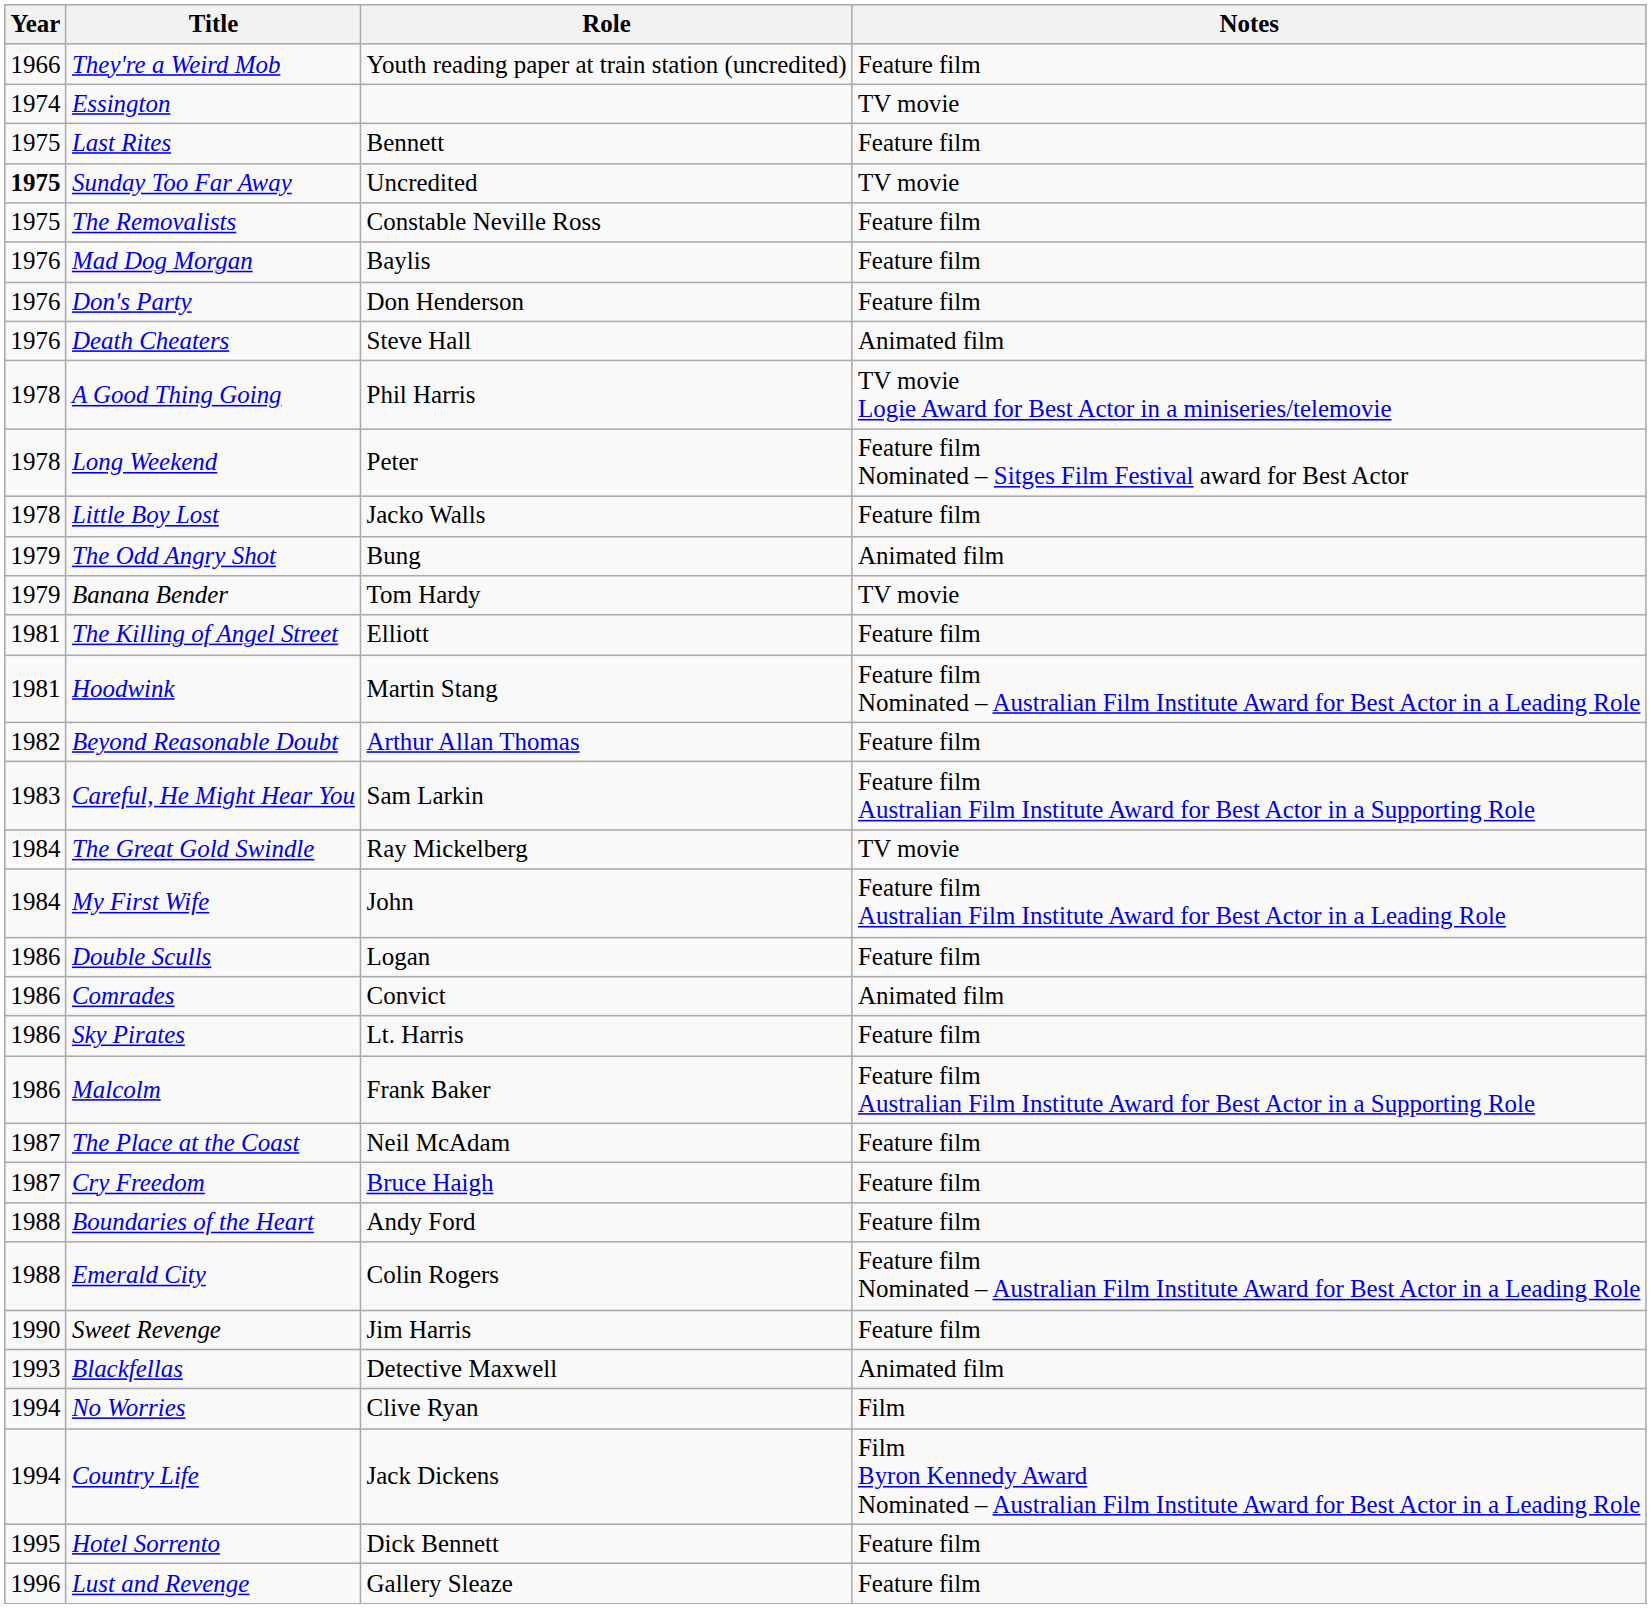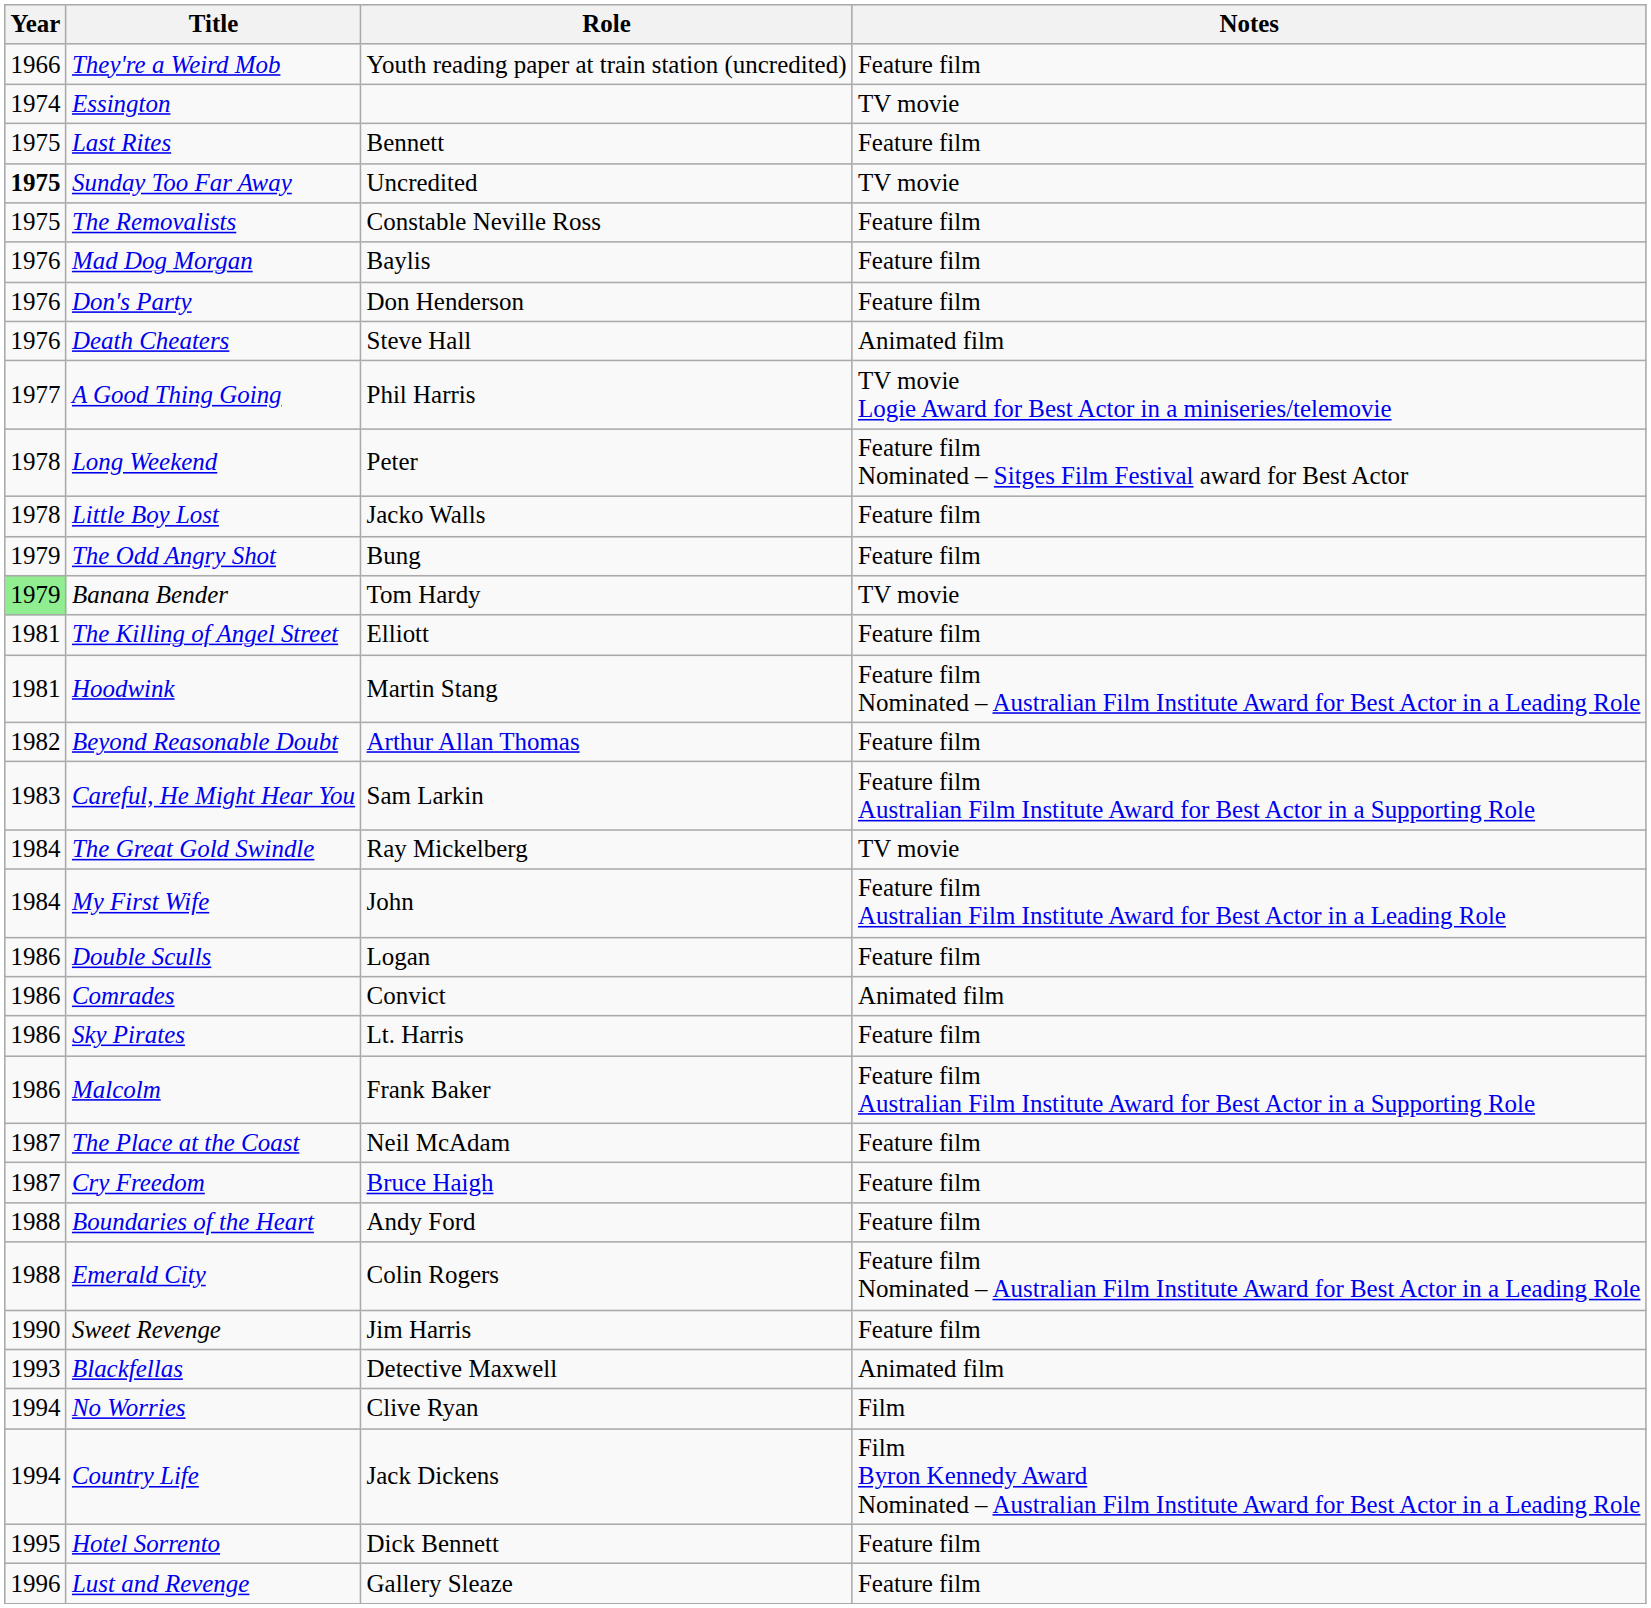(35, 394) 1978 -> (35, 394) 1977
(931, 555) Animated film -> (919, 555) Feature film
(35, 595) no background -> (35, 595) lightgreen background
